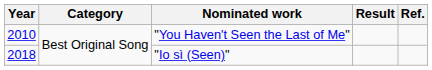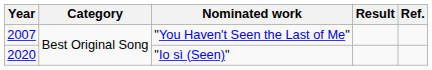(22, 34) 2010 -> (22, 34) 2007
(22, 55) 2018 -> (22, 55) 2020
